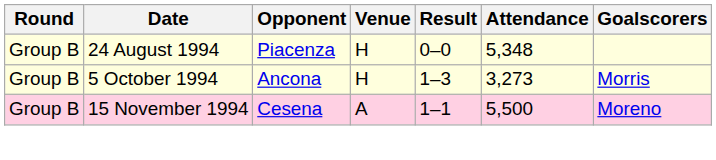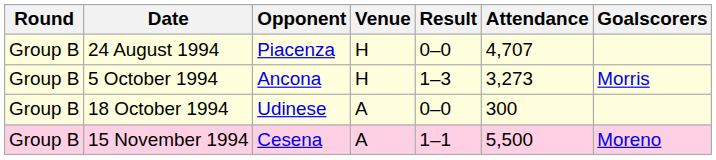(509, 49) 5,348 -> (509, 49) 4,707
+ row: (158, 109)
